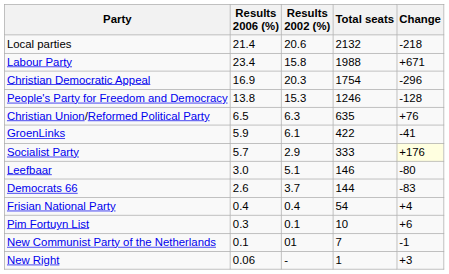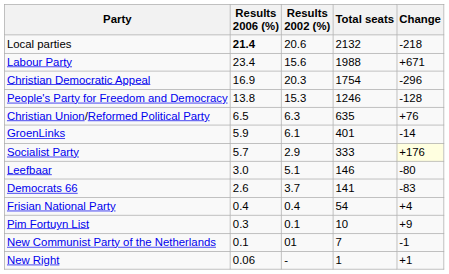(244, 44) normal -> (244, 44) bold
(295, 62) 15.8 -> (295, 62) 15.6
(345, 134) 422 -> (345, 134) 401
(407, 134) -41 -> (407, 134) -14
(345, 188) 144 -> (345, 188) 141
(406, 224) +6 -> (406, 224) +9
(406, 260) +3 -> (406, 260) +1
